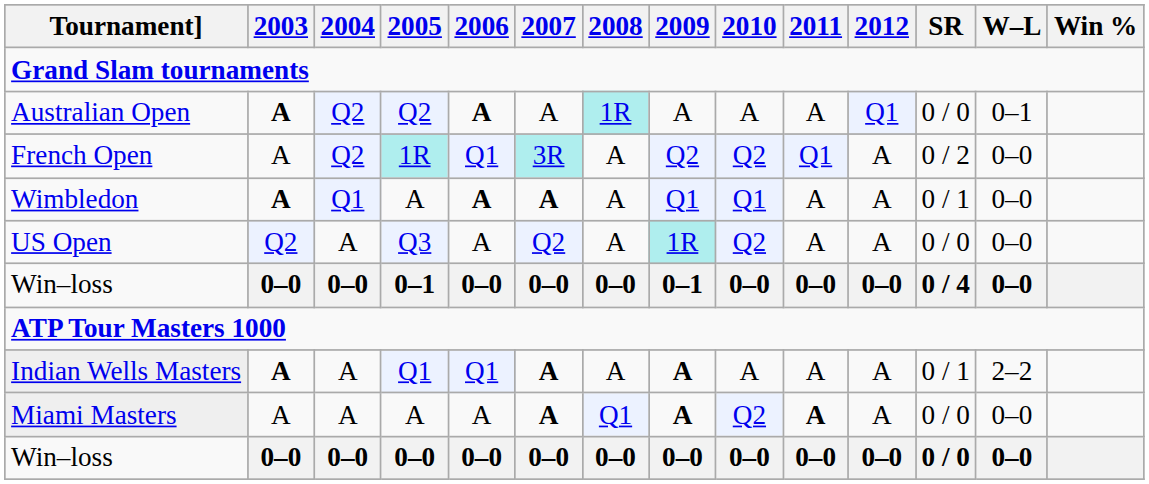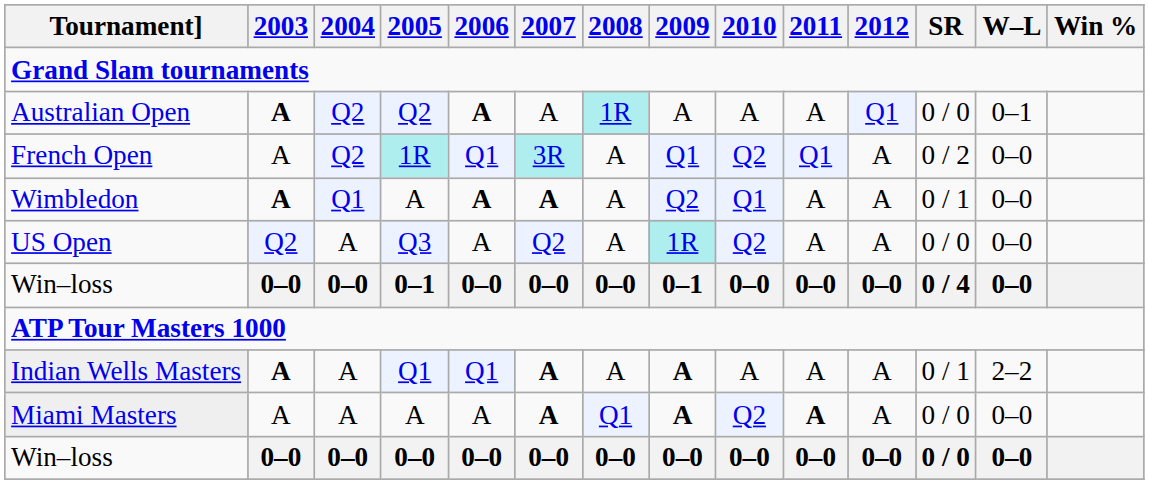(682, 155) Q2 -> (682, 155) Q1
(682, 198) Q1 -> (682, 198) Q2
